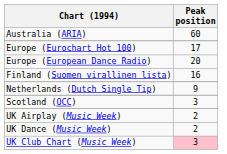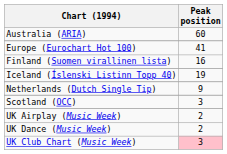(196, 48) 17 -> (201, 48) 41
- row: (79, 61)
+ row: (91, 75)
